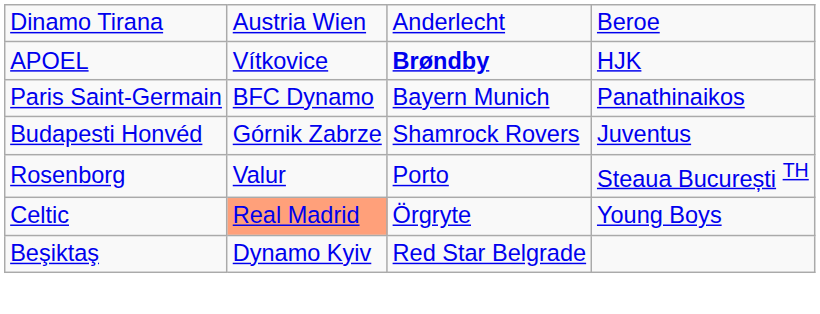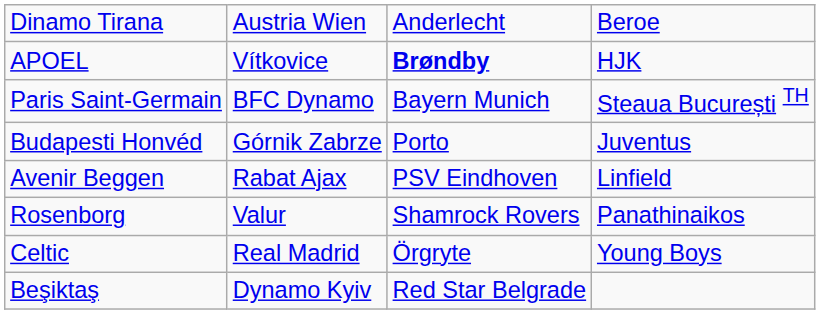(671, 97) Panathinaikos -> (703, 100) Steaua București TH
(486, 135) Shamrock Rovers -> (421, 141) Porto
+ row: (87, 178)
(421, 175) Porto -> (486, 216) Shamrock Rovers
(703, 175) Steaua București TH -> (671, 216) Panathinaikos
(296, 216) lightsalmon background -> (296, 253) no background
